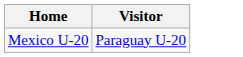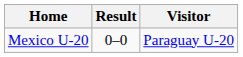+ column: (116, 16)
